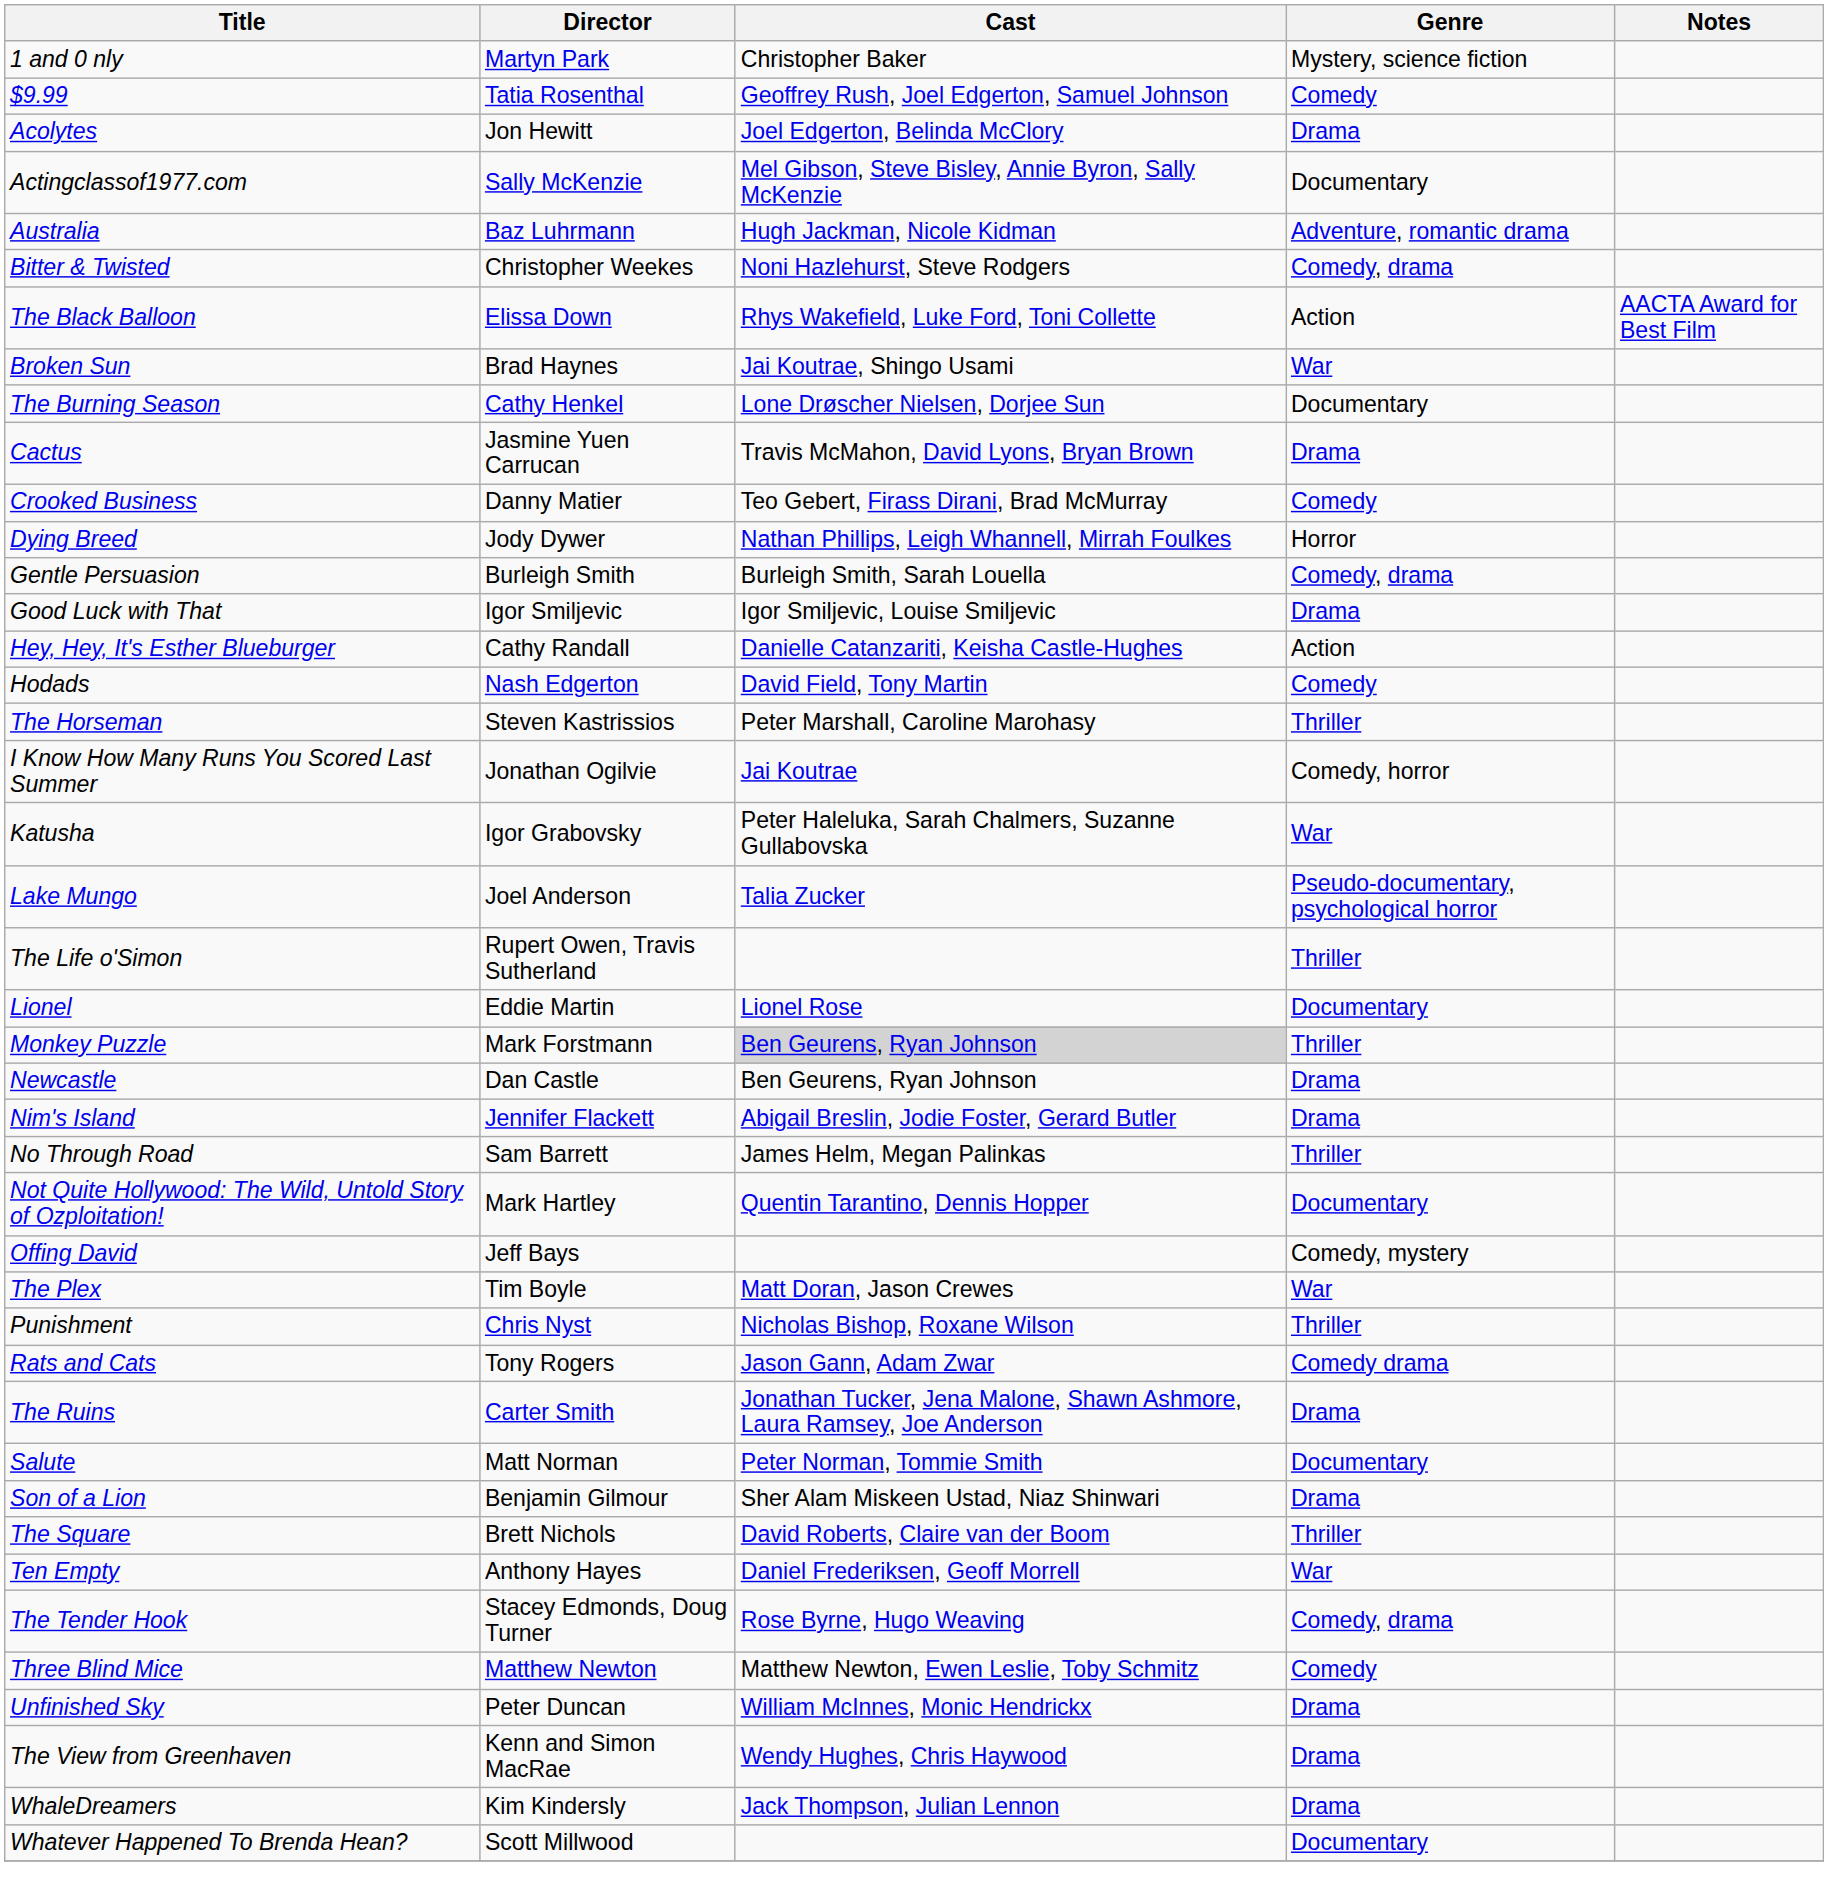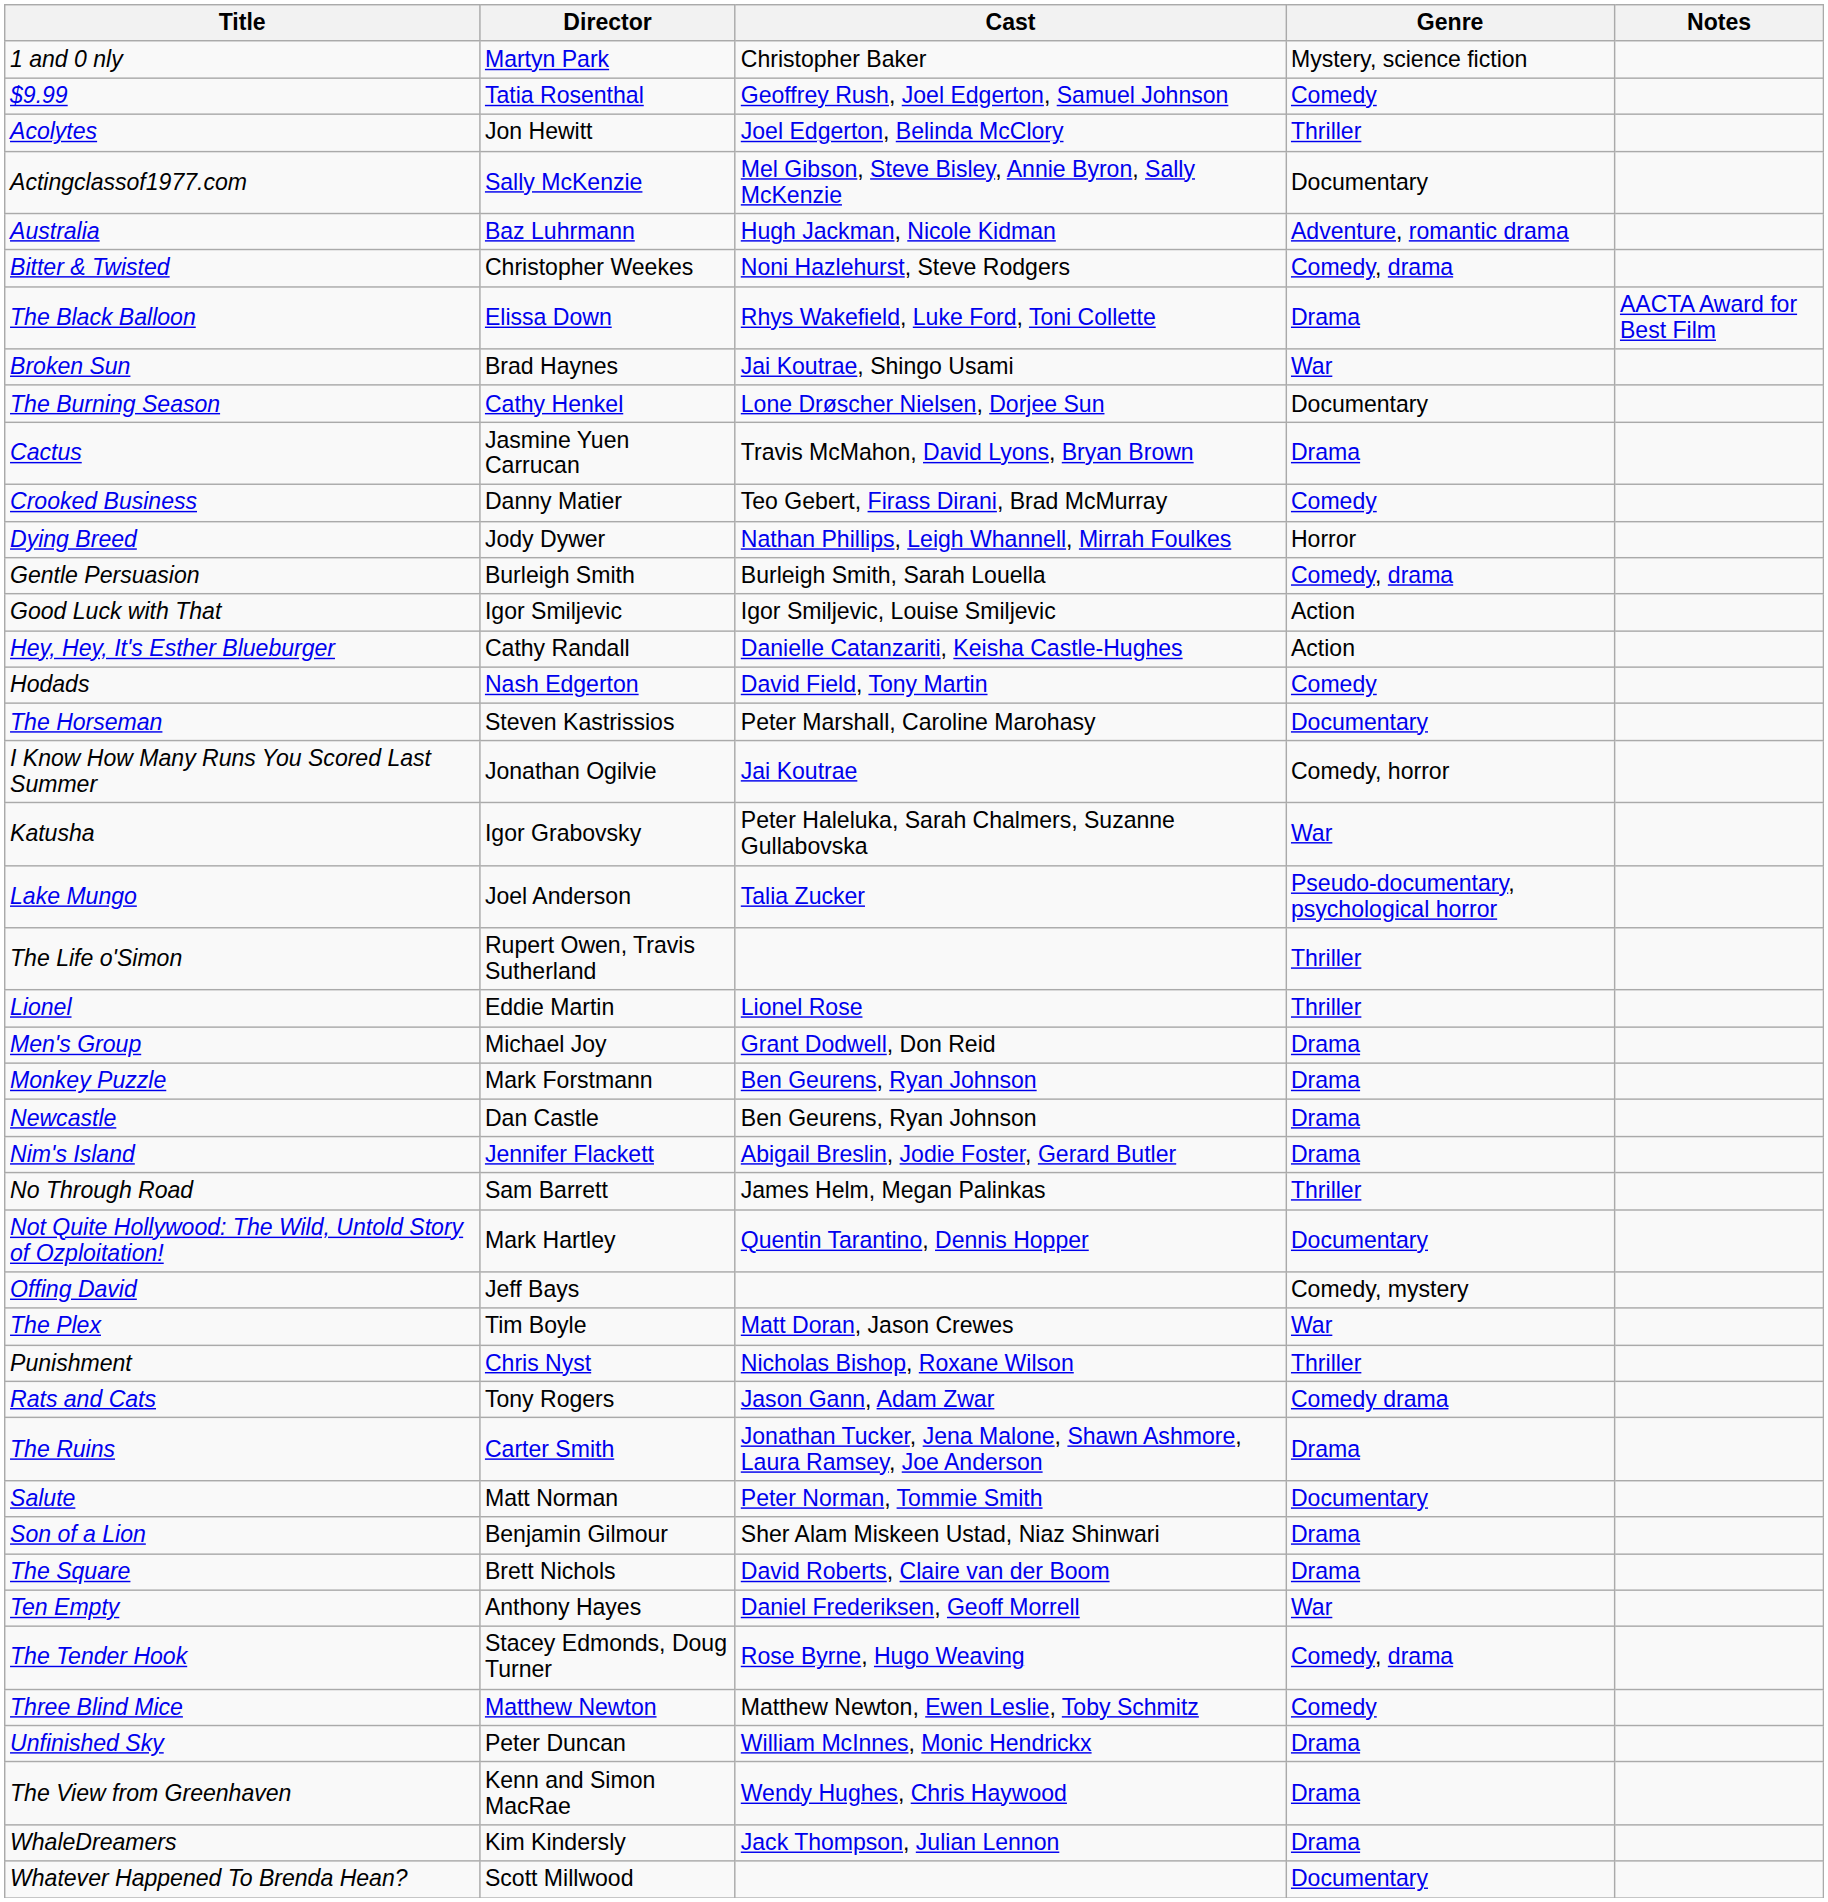(1326, 132) Drama -> (1326, 132) Thriller
(1323, 317) Action -> (1326, 317) Drama
(1326, 612) Drama -> (1323, 612) Action
(1326, 721) Thriller -> (1359, 721) Documentary
(1359, 1008) Documentary -> (1326, 1008) Thriller
+ row: (76, 1044)
(889, 1044) lightgrey background -> (889, 1081) no background
(1326, 1044) Thriller -> (1326, 1081) Drama
(1326, 1534) Thriller -> (1326, 1571) Drama
